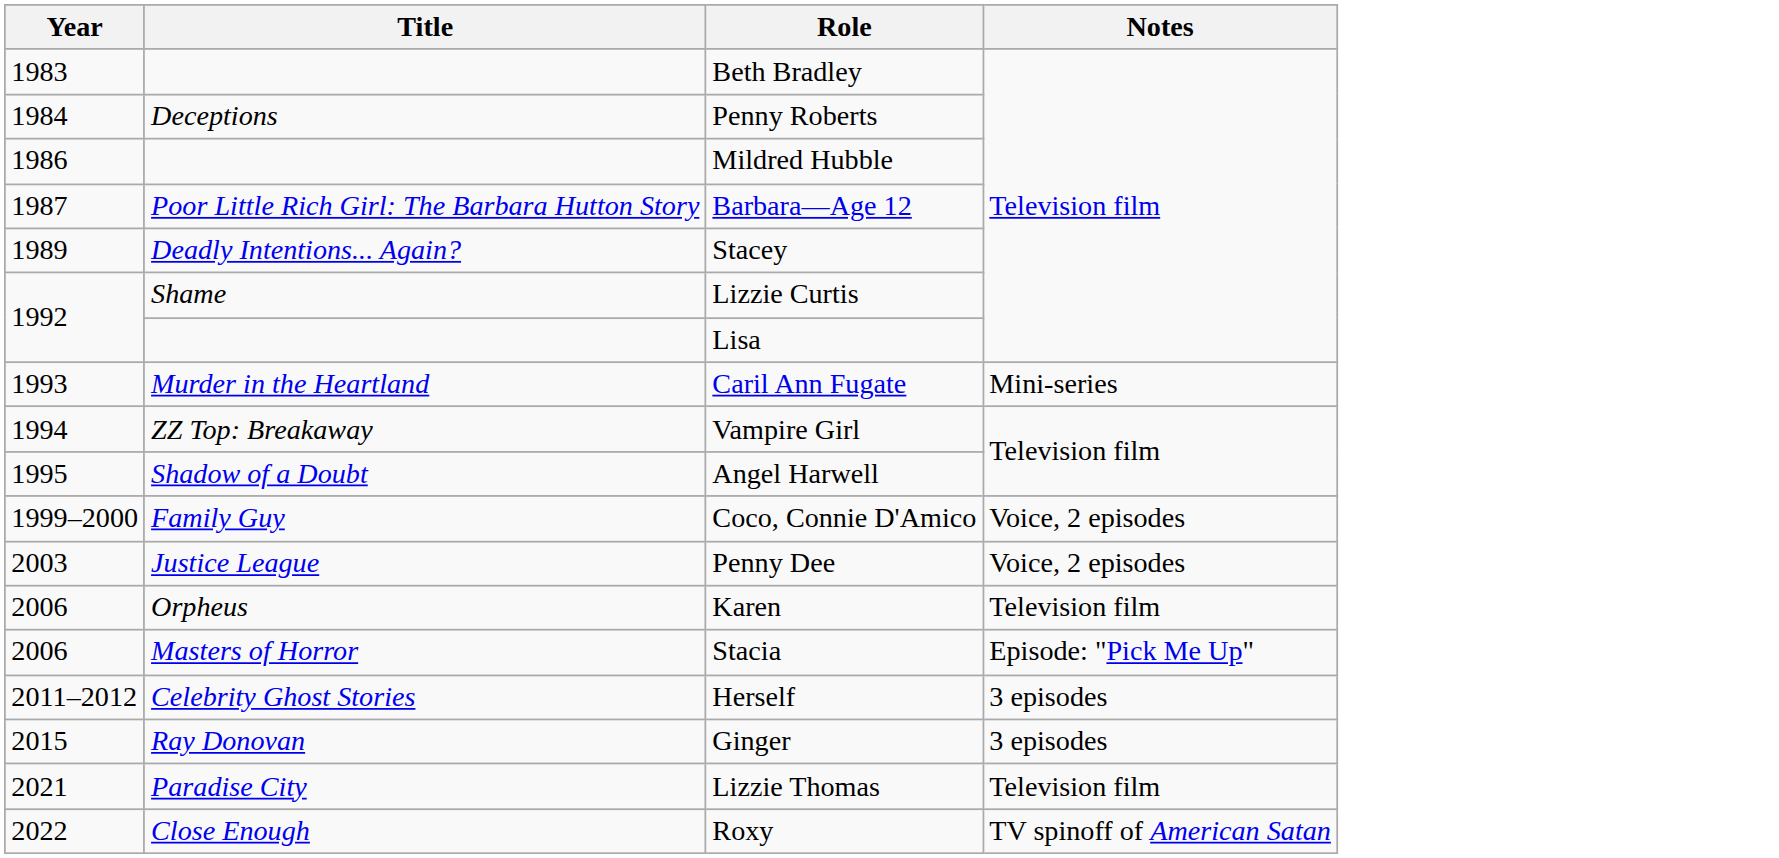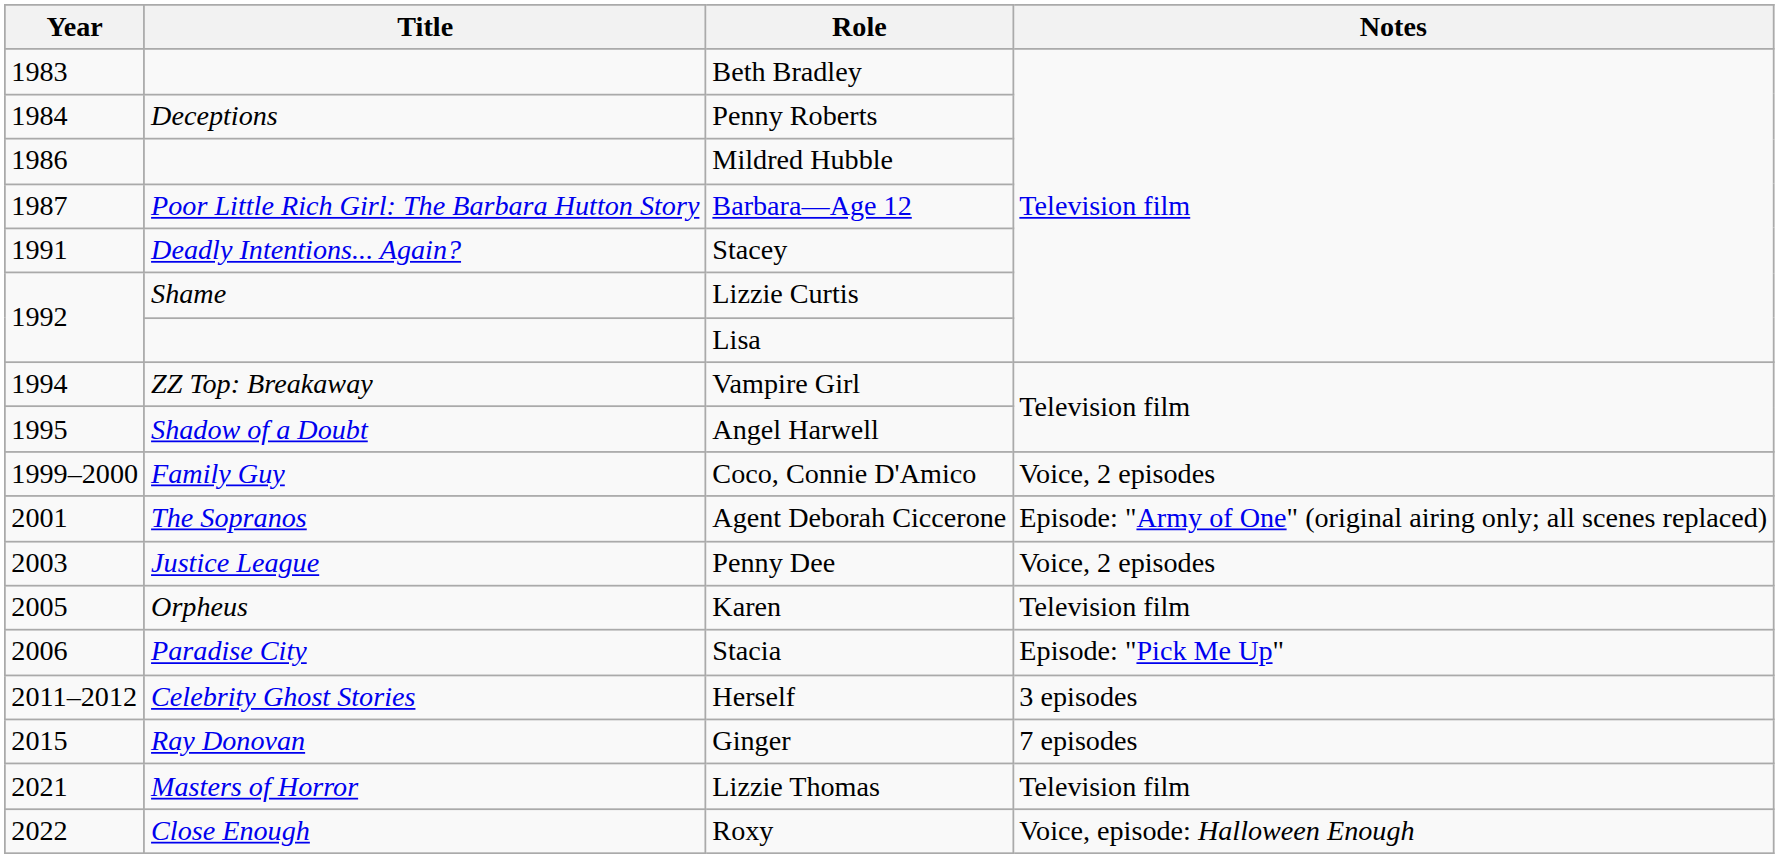(40, 250) 1989 -> (40, 250) 1991
- row: (809, 384)
+ row: (859, 518)
(40, 607) 2006 -> (40, 607) 2005
(255, 652) Masters of Horror -> (229, 652) Paradise City
(1048, 741) 3 episodes -> (1078, 741) 7 episodes
(229, 786) Paradise City -> (255, 786) Masters of Horror
(1160, 830) TV spinoff of American Satan -> (1217, 830) Voice, episode: Halloween Enough
